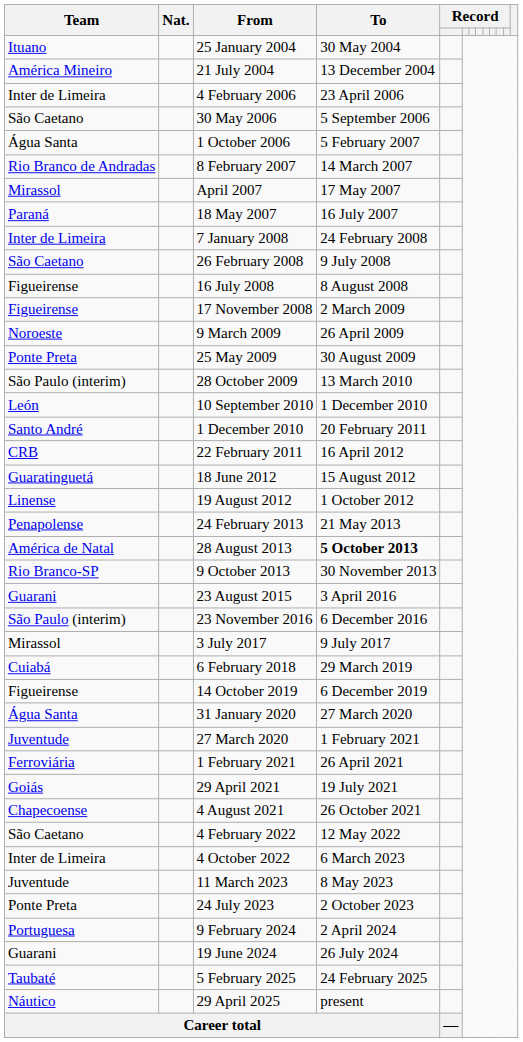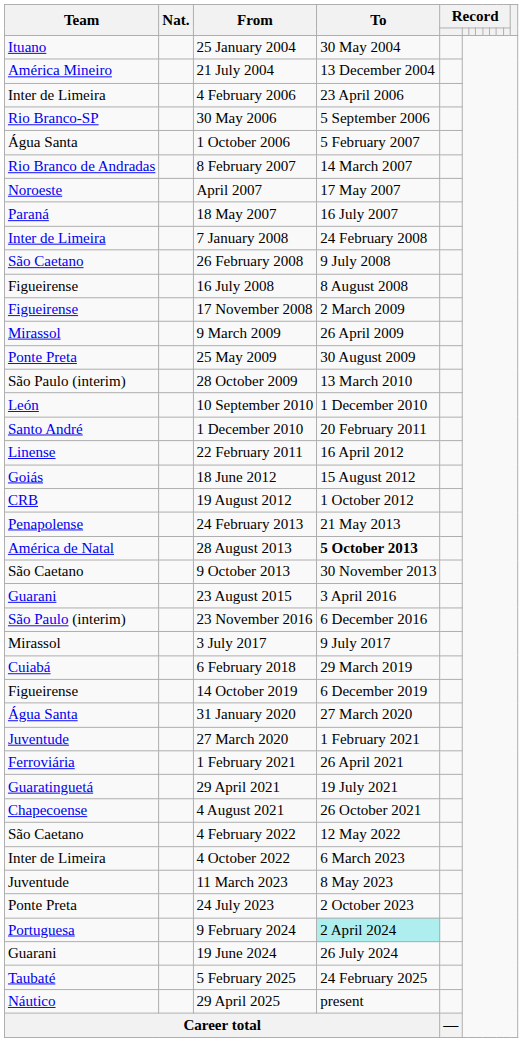(46, 118) São Caetano -> (53, 118) Rio Branco-SP
(34, 190) Mirassol -> (35, 190) Noroeste
(35, 333) Noroeste -> (34, 333) Mirassol
(23, 452) CRB -> (32, 452) Linense
(51, 476) Guaratinguetá -> (25, 476) Goiás
(32, 500) Linense -> (23, 500) CRB
(53, 571) Rio Branco-SP -> (46, 571) São Caetano
(25, 786) Goiás -> (51, 786) Guaratinguetá
(358, 929) no background -> (358, 929) paleturquoise background
